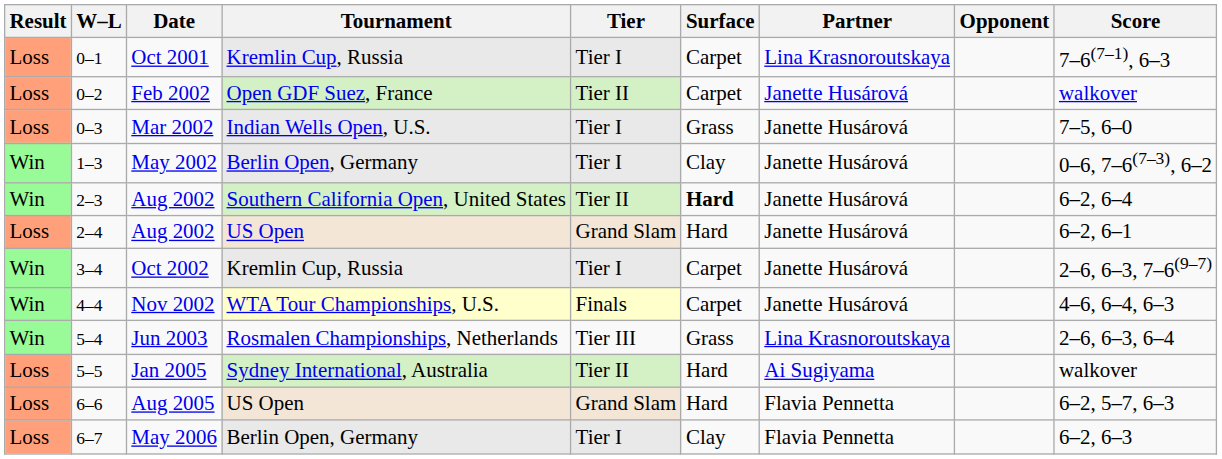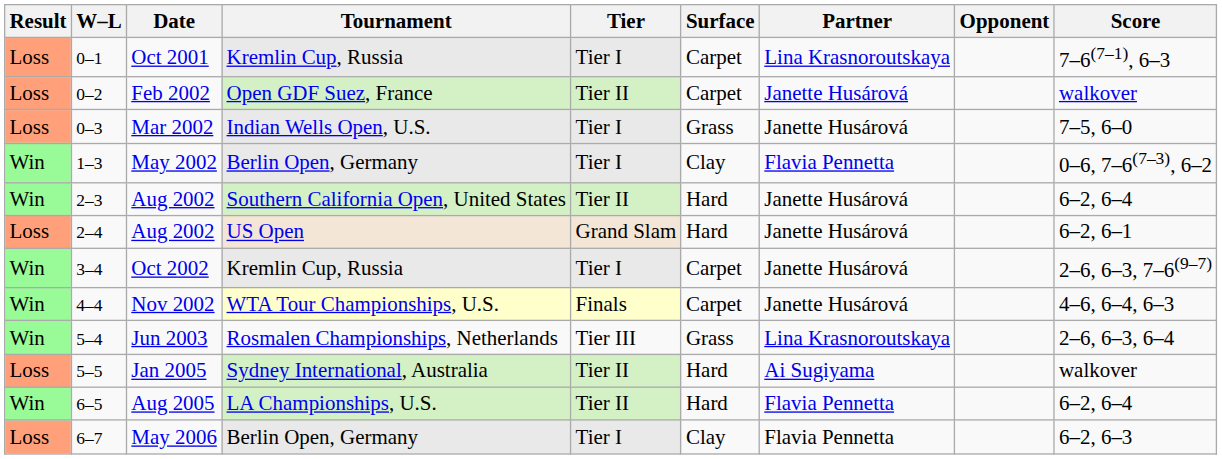(836, 162) Janette Husárová -> (829, 162) Flavia Pennetta
(710, 198) bold -> (707, 198) normal
+ row: (89, 405)
- row: (89, 405)
